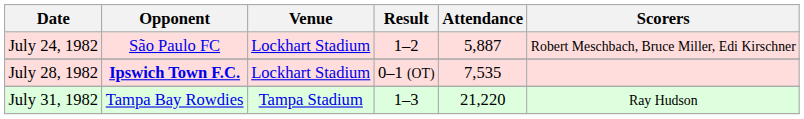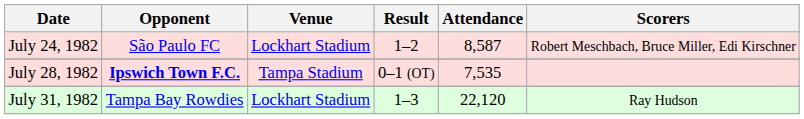(483, 45) 5,887 -> (483, 45) 8,587
(311, 72) Lockhart Stadium -> (311, 72) Tampa Stadium
(311, 100) Tampa Stadium -> (311, 100) Lockhart Stadium
(483, 100) 21,220 -> (483, 100) 22,120
